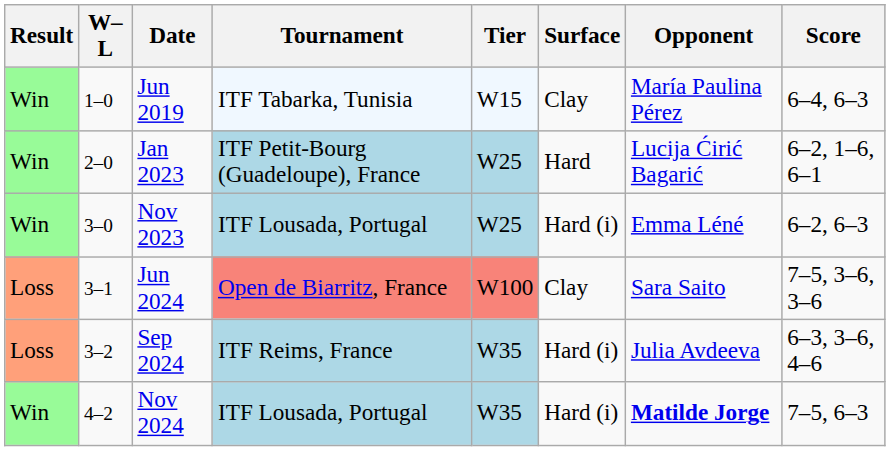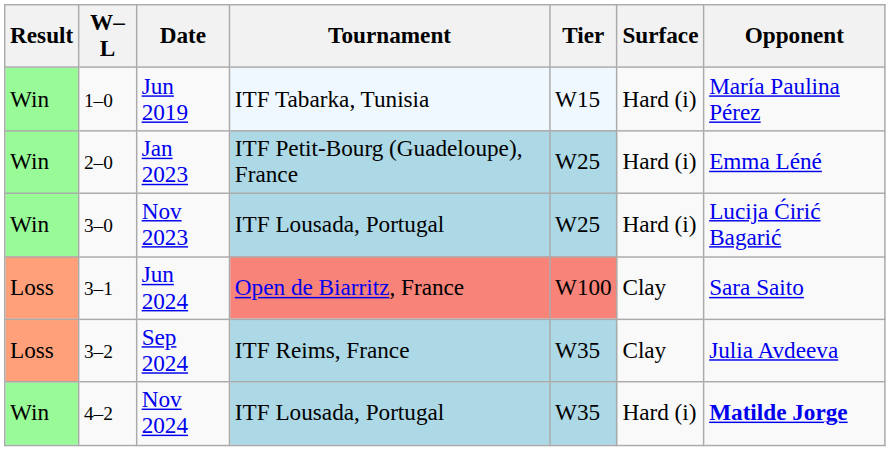- column: (833, 35)
(566, 98) Clay -> (659, 98) Hard (i)
(567, 161) Hard -> (659, 161) Hard (i)
(687, 161) Lucija Ćirić Bagarić -> (765, 161) Emma Léné
(687, 224) Emma Léné -> (765, 224) Lucija Ćirić Bagarić
(581, 350) Hard (i) -> (644, 350) Clay
